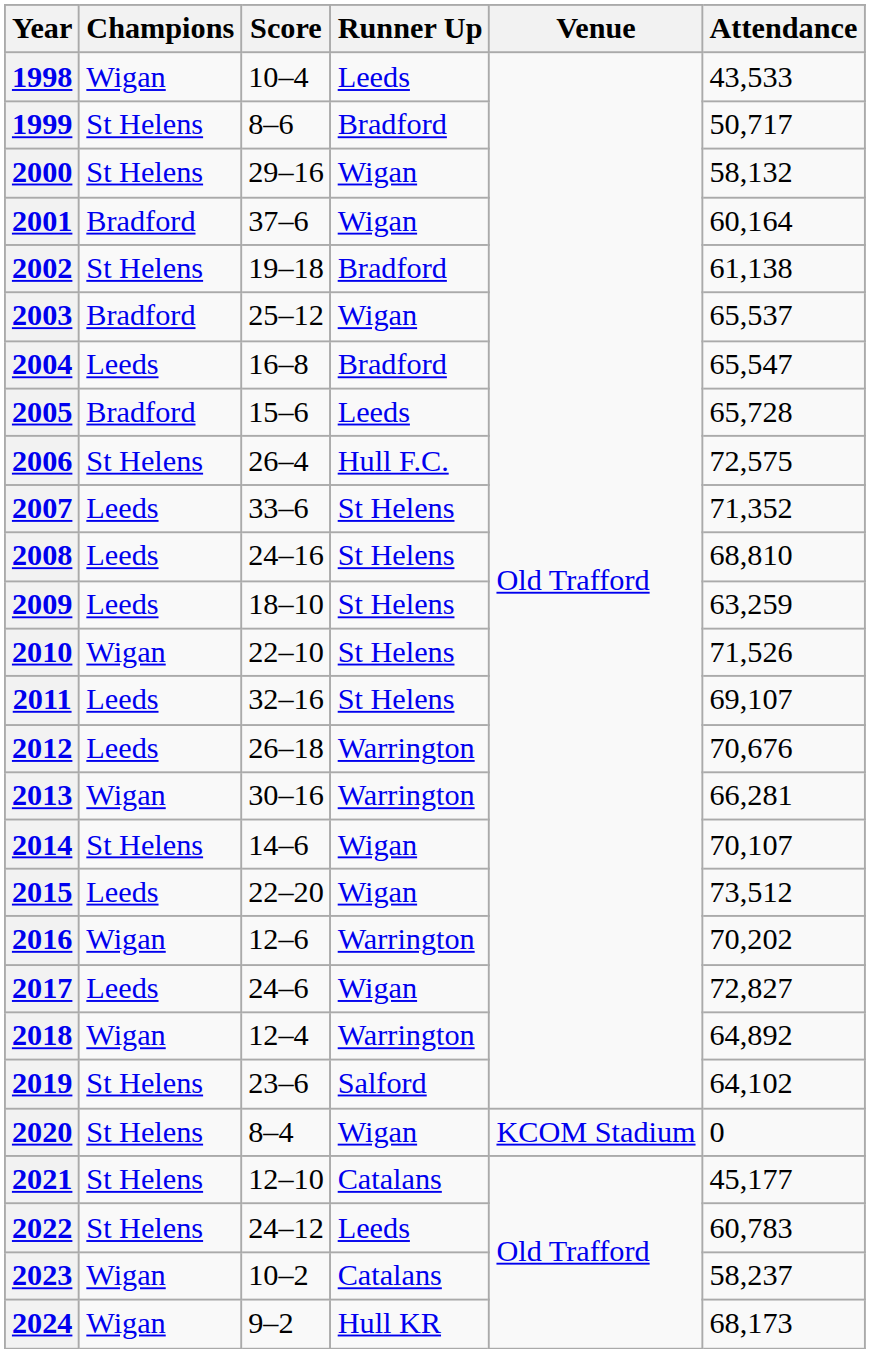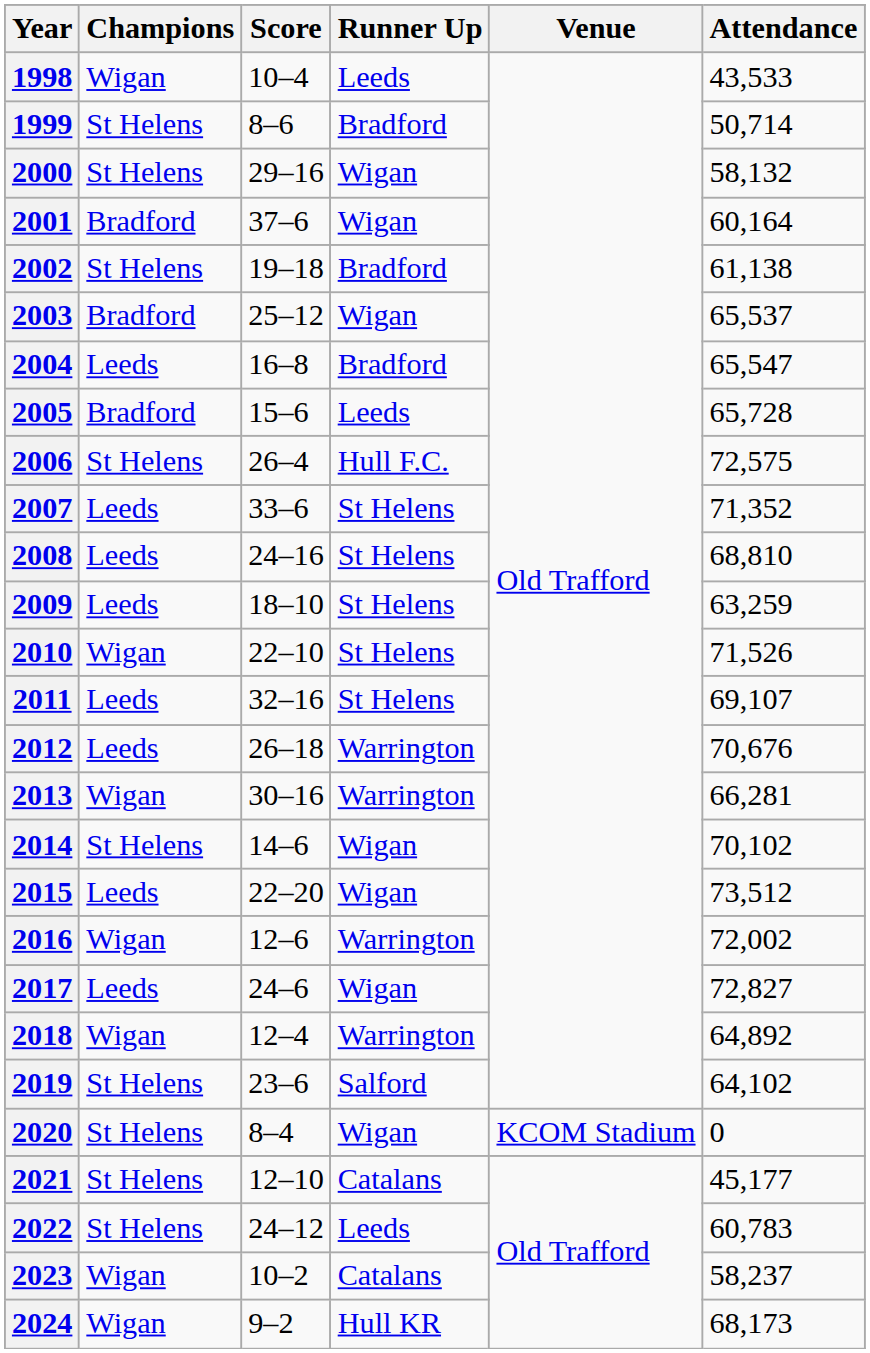(751, 124) 50,717 -> (751, 124) 50,714
(751, 843) 70,107 -> (751, 843) 70,102
(751, 939) 70,202 -> (751, 939) 72,002
